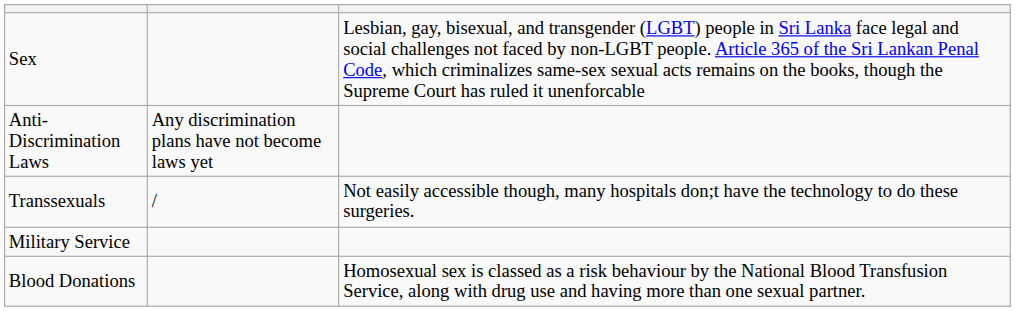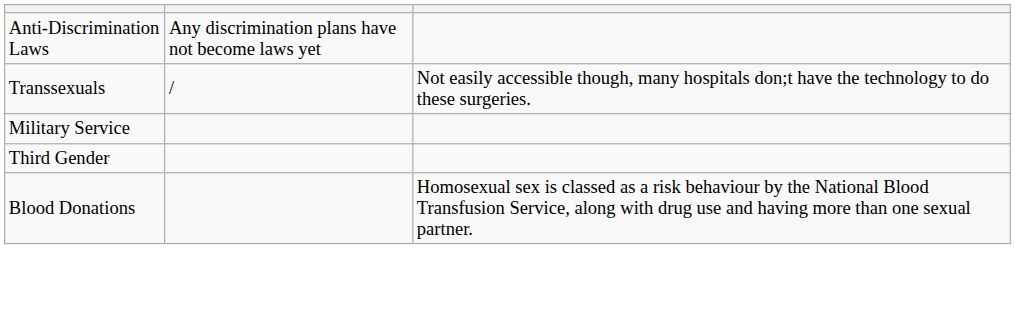- row: (23, 59)
+ row: (59, 157)
